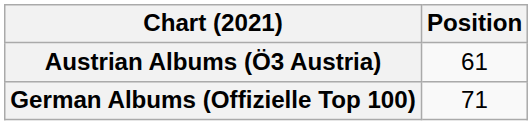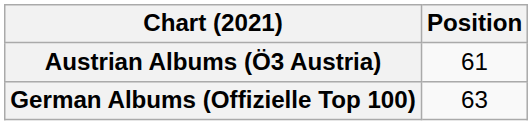(475, 100) 71 -> (475, 100) 63
